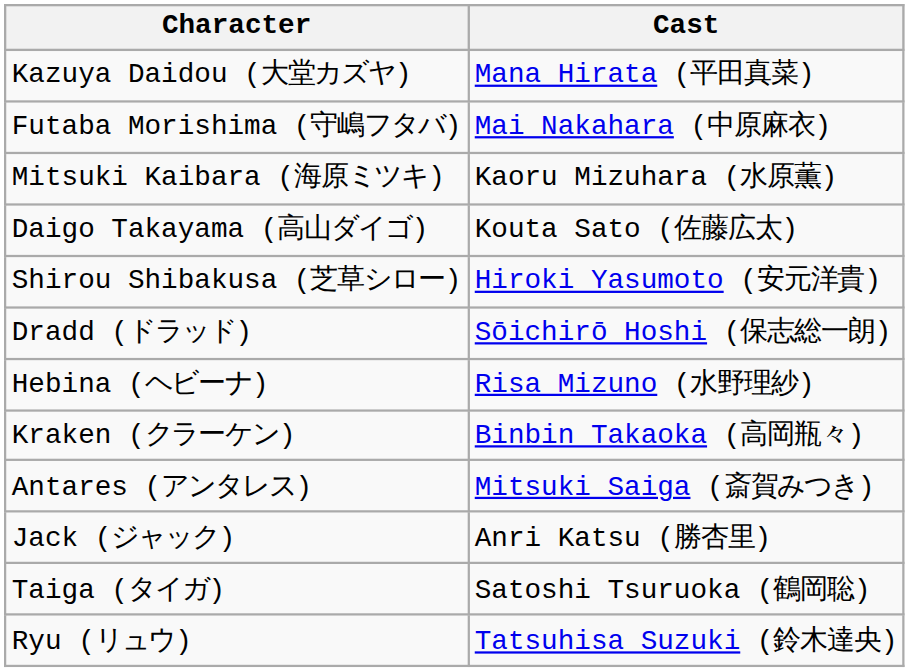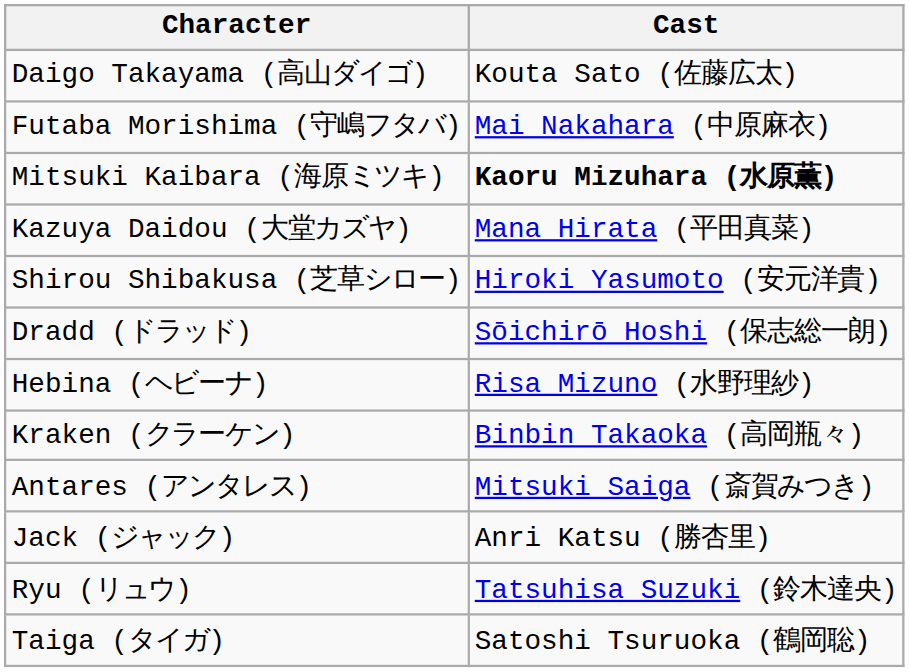rows swapped: (212, 77) <-> (220, 231)
(656, 179) normal -> (656, 179) bold
rows swapped: (118, 590) <-> (102, 642)
